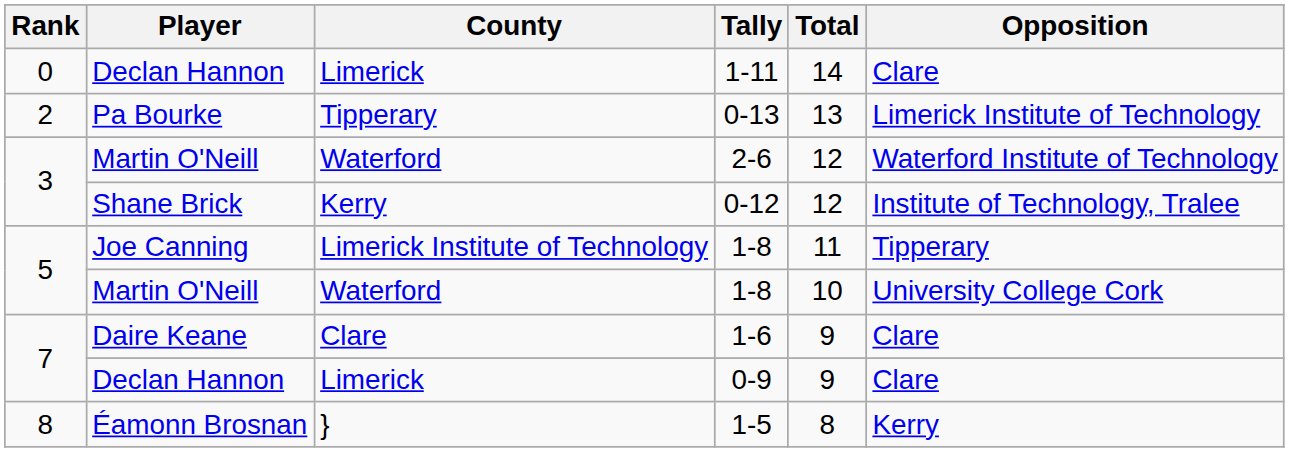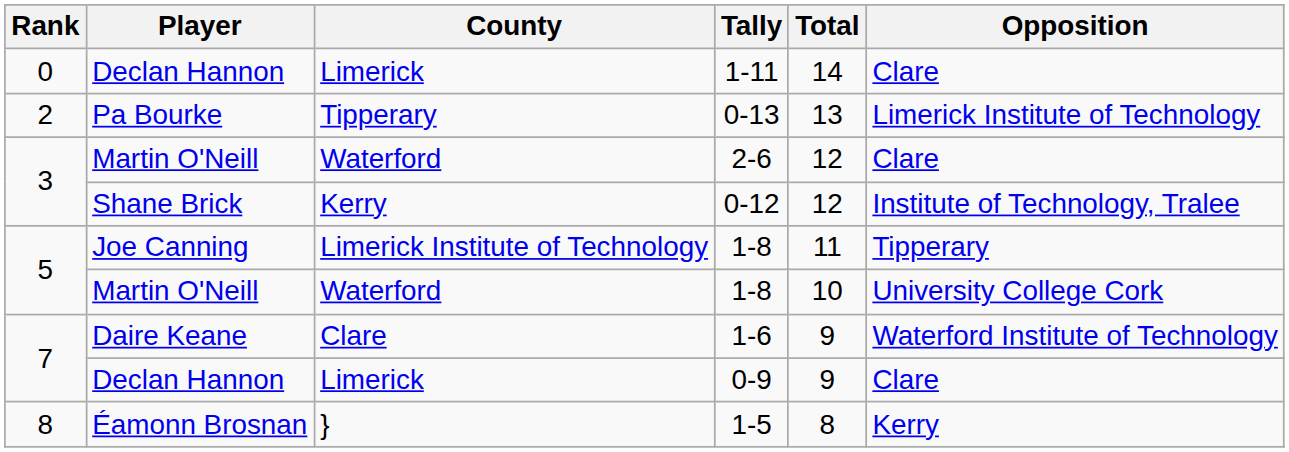(1075, 159) Waterford Institute of Technology -> (906, 159) Clare
(906, 335) Clare -> (1075, 335) Waterford Institute of Technology
